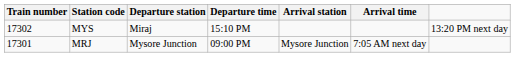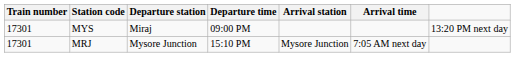(19, 28) 17302 -> (19, 28) 17301
(230, 28) 15:10 PM -> (230, 28) 09:00 PM
(230, 44) 09:00 PM -> (230, 44) 15:10 PM
